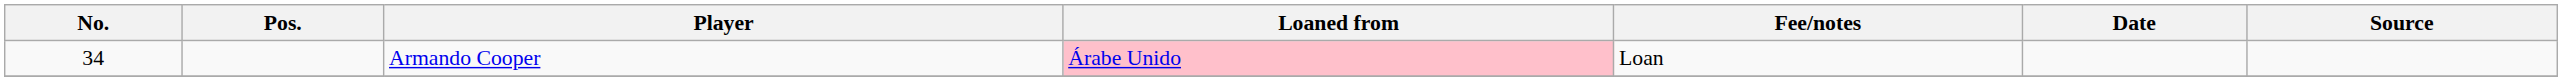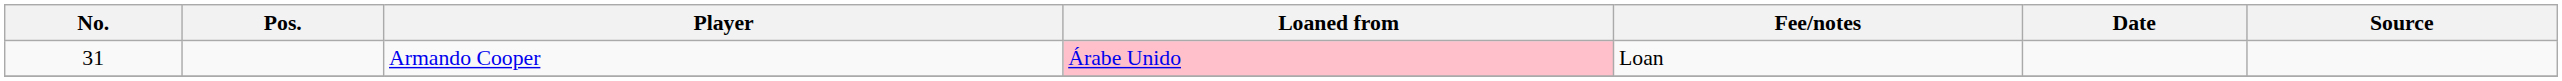(93, 58) 34 -> (93, 58) 31
